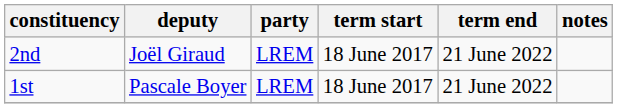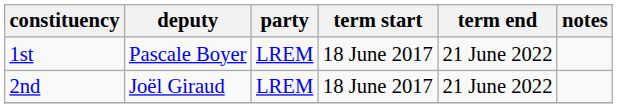rows swapped: (21, 86) <-> (25, 53)
